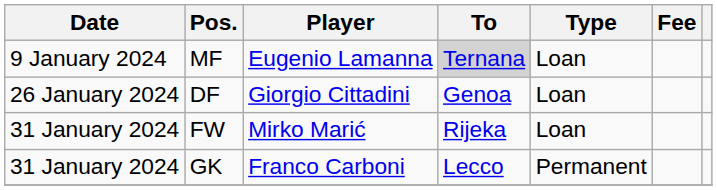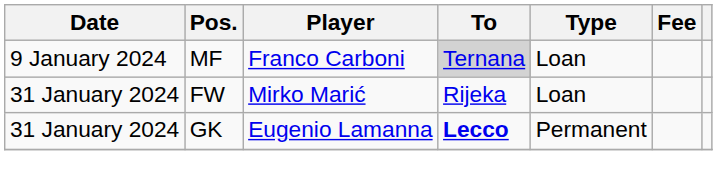(340, 58) Eugenio Lamanna -> (326, 58) Franco Carboni
- row: (205, 94)
(326, 166) Franco Carboni -> (340, 130) Eugenio Lamanna
(473, 166) normal -> (476, 130) bold
